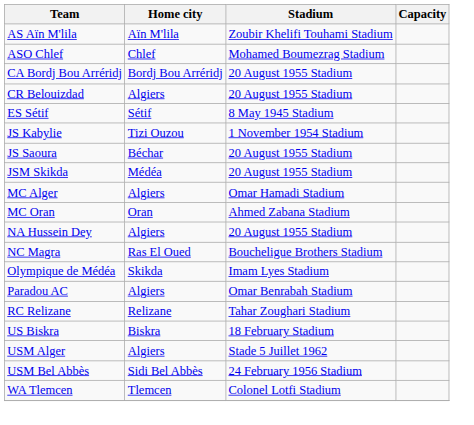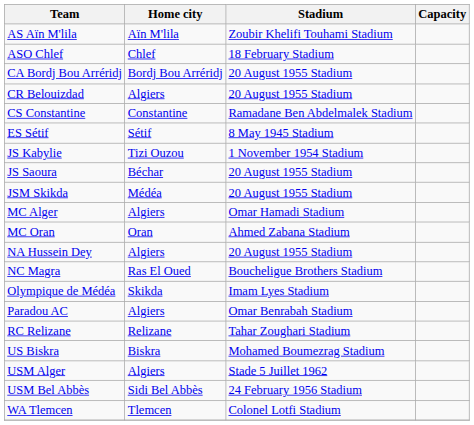(306, 53) Mohamed Boumezrag Stadium -> (281, 53) 18 February Stadium
+ row: (46, 113)
(281, 331) 18 February Stadium -> (306, 350) Mohamed Boumezrag Stadium
